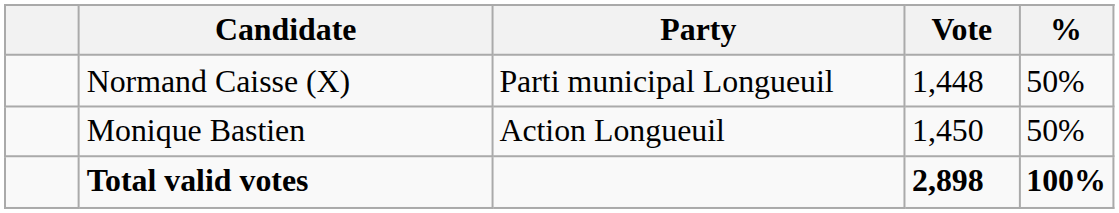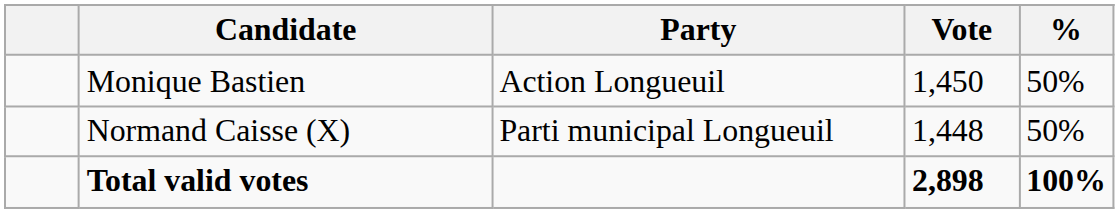rows swapped: (196, 130) <-> (218, 80)
